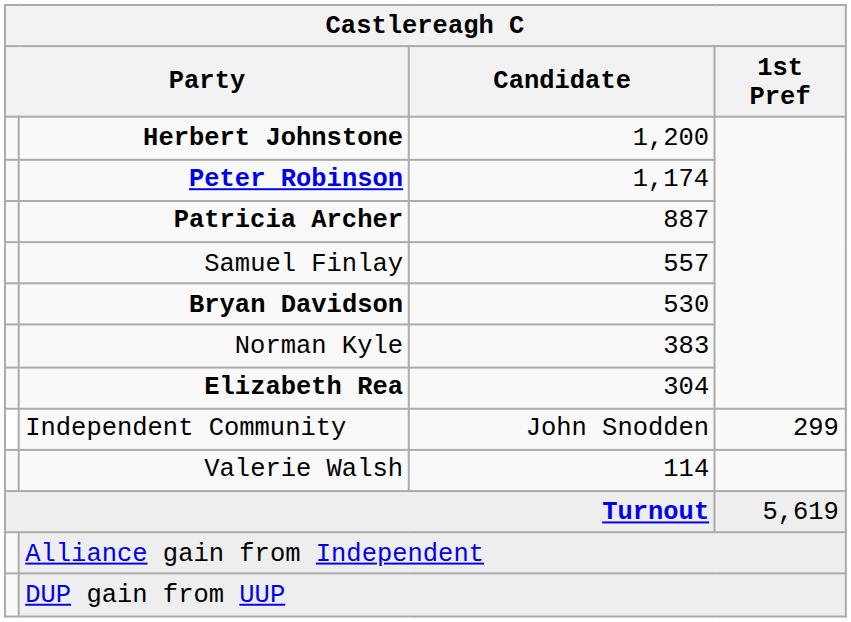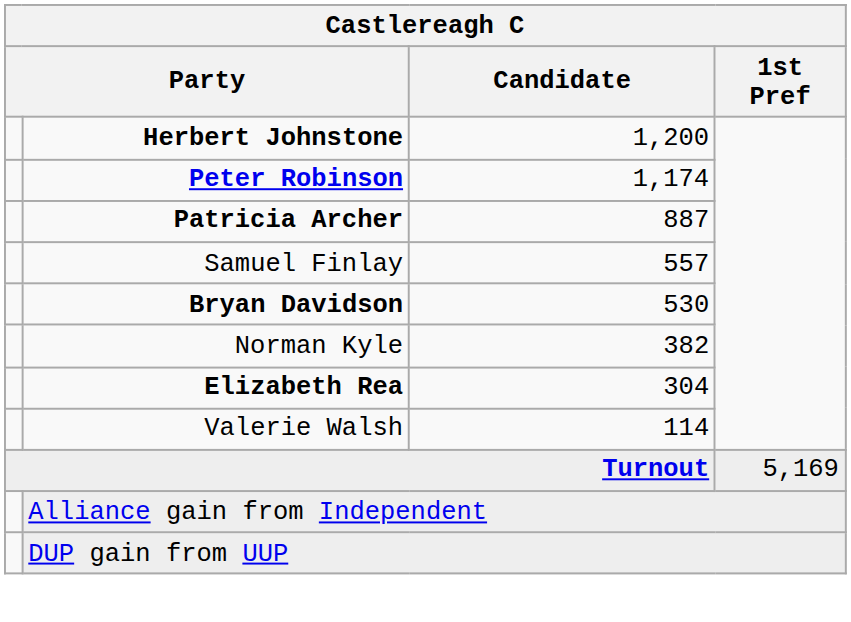(686, 346) 383 -> (686, 346) 382
- row: (186, 429)
(801, 512) 5,619 -> (801, 470) 5,169
